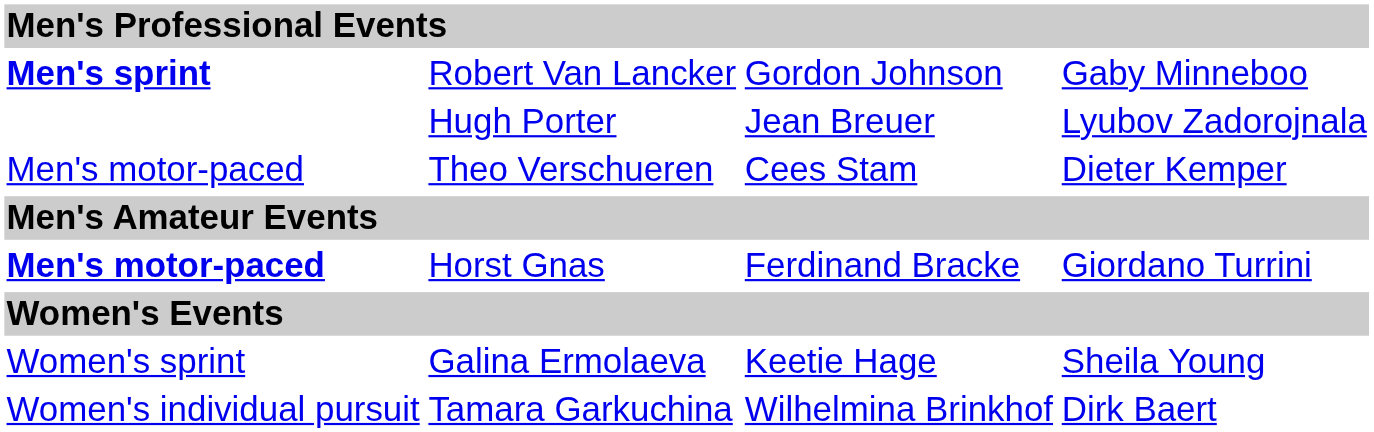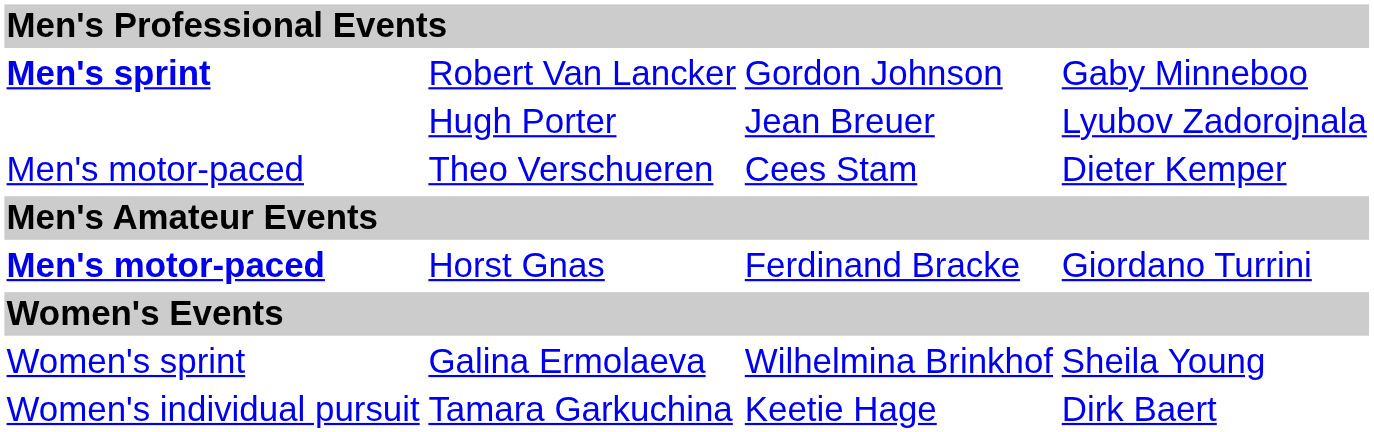(841, 361) Keetie Hage -> (899, 361) Wilhelmina Brinkhof
(899, 409) Wilhelmina Brinkhof -> (841, 409) Keetie Hage
